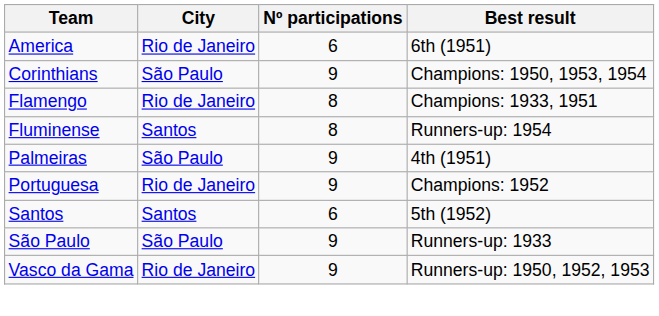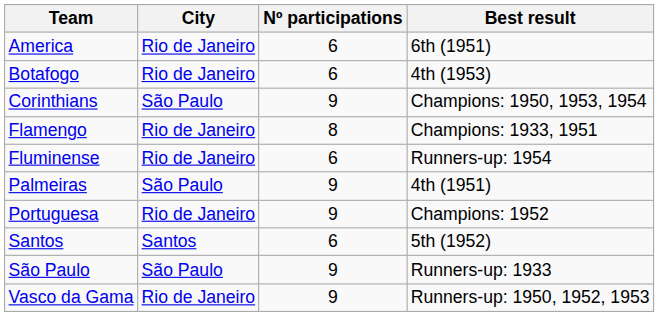+ row: (44, 74)
(169, 130) Santos -> (198, 158) Rio de Janeiro
(333, 130) 8 -> (333, 158) 6
